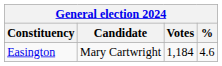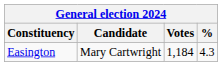(207, 52) 4.6 -> (207, 52) 4.3
